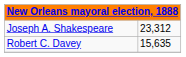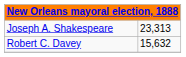(156, 28) 23,312 -> (156, 28) 23,313
(156, 44) 15,635 -> (156, 44) 15,632
